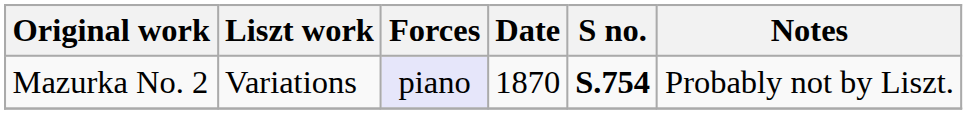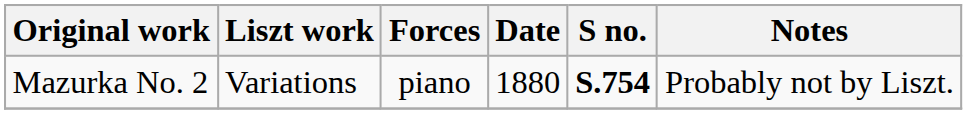(435, 81) lavender background -> (435, 81) no background
(528, 81) 1870 -> (528, 81) 1880
